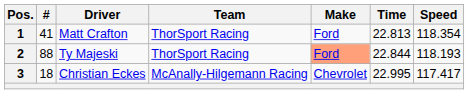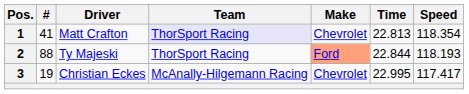(200, 34) no background -> (200, 34) lavender background
(326, 34) Ford -> (340, 34) Chevrolet
(46, 74) 18 -> (46, 74) 19
